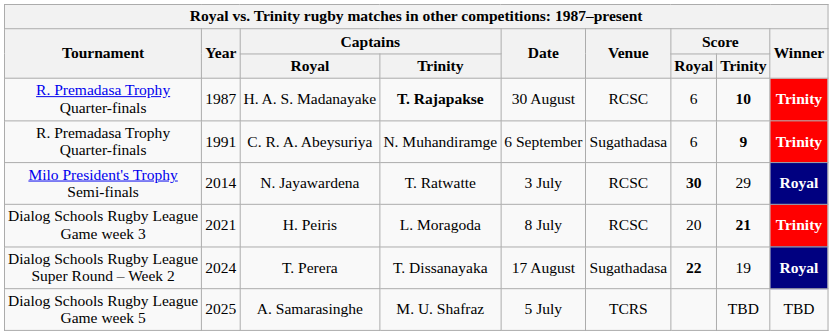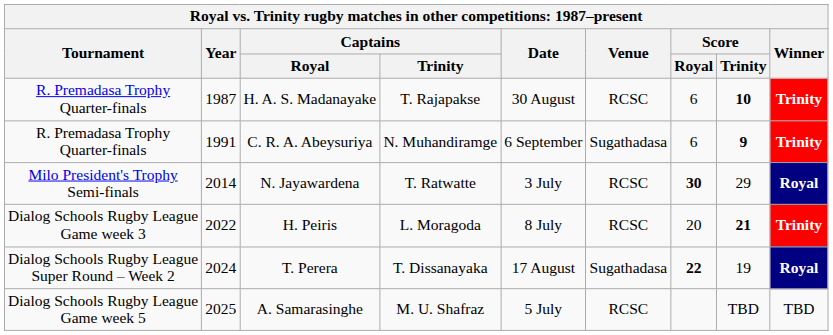(440, 99) bold -> (440, 99) normal
(221, 225) 2021 -> (221, 225) 2022
(628, 309) TCRS -> (628, 309) RCSC
